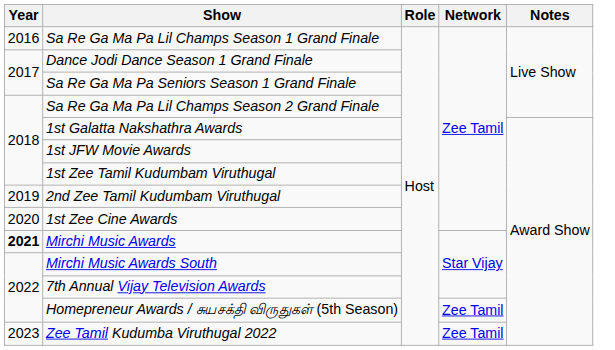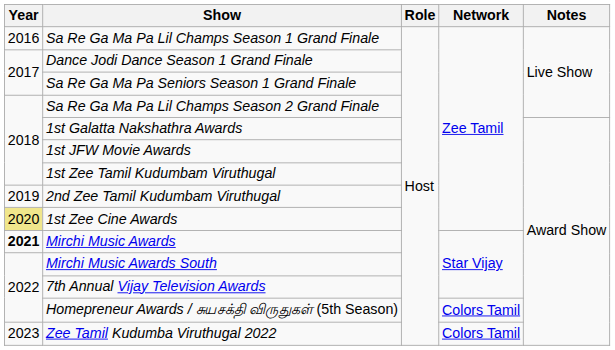(24, 219) no background -> (24, 219) khaki background
(473, 310) Zee Tamil -> (481, 310) Colors Tamil
(473, 333) Zee Tamil -> (481, 333) Colors Tamil
